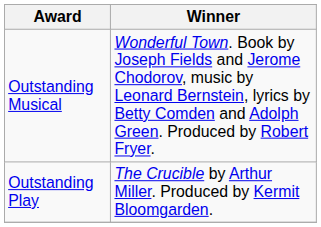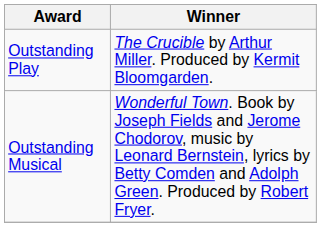rows swapped: (51, 192) <-> (51, 95)
